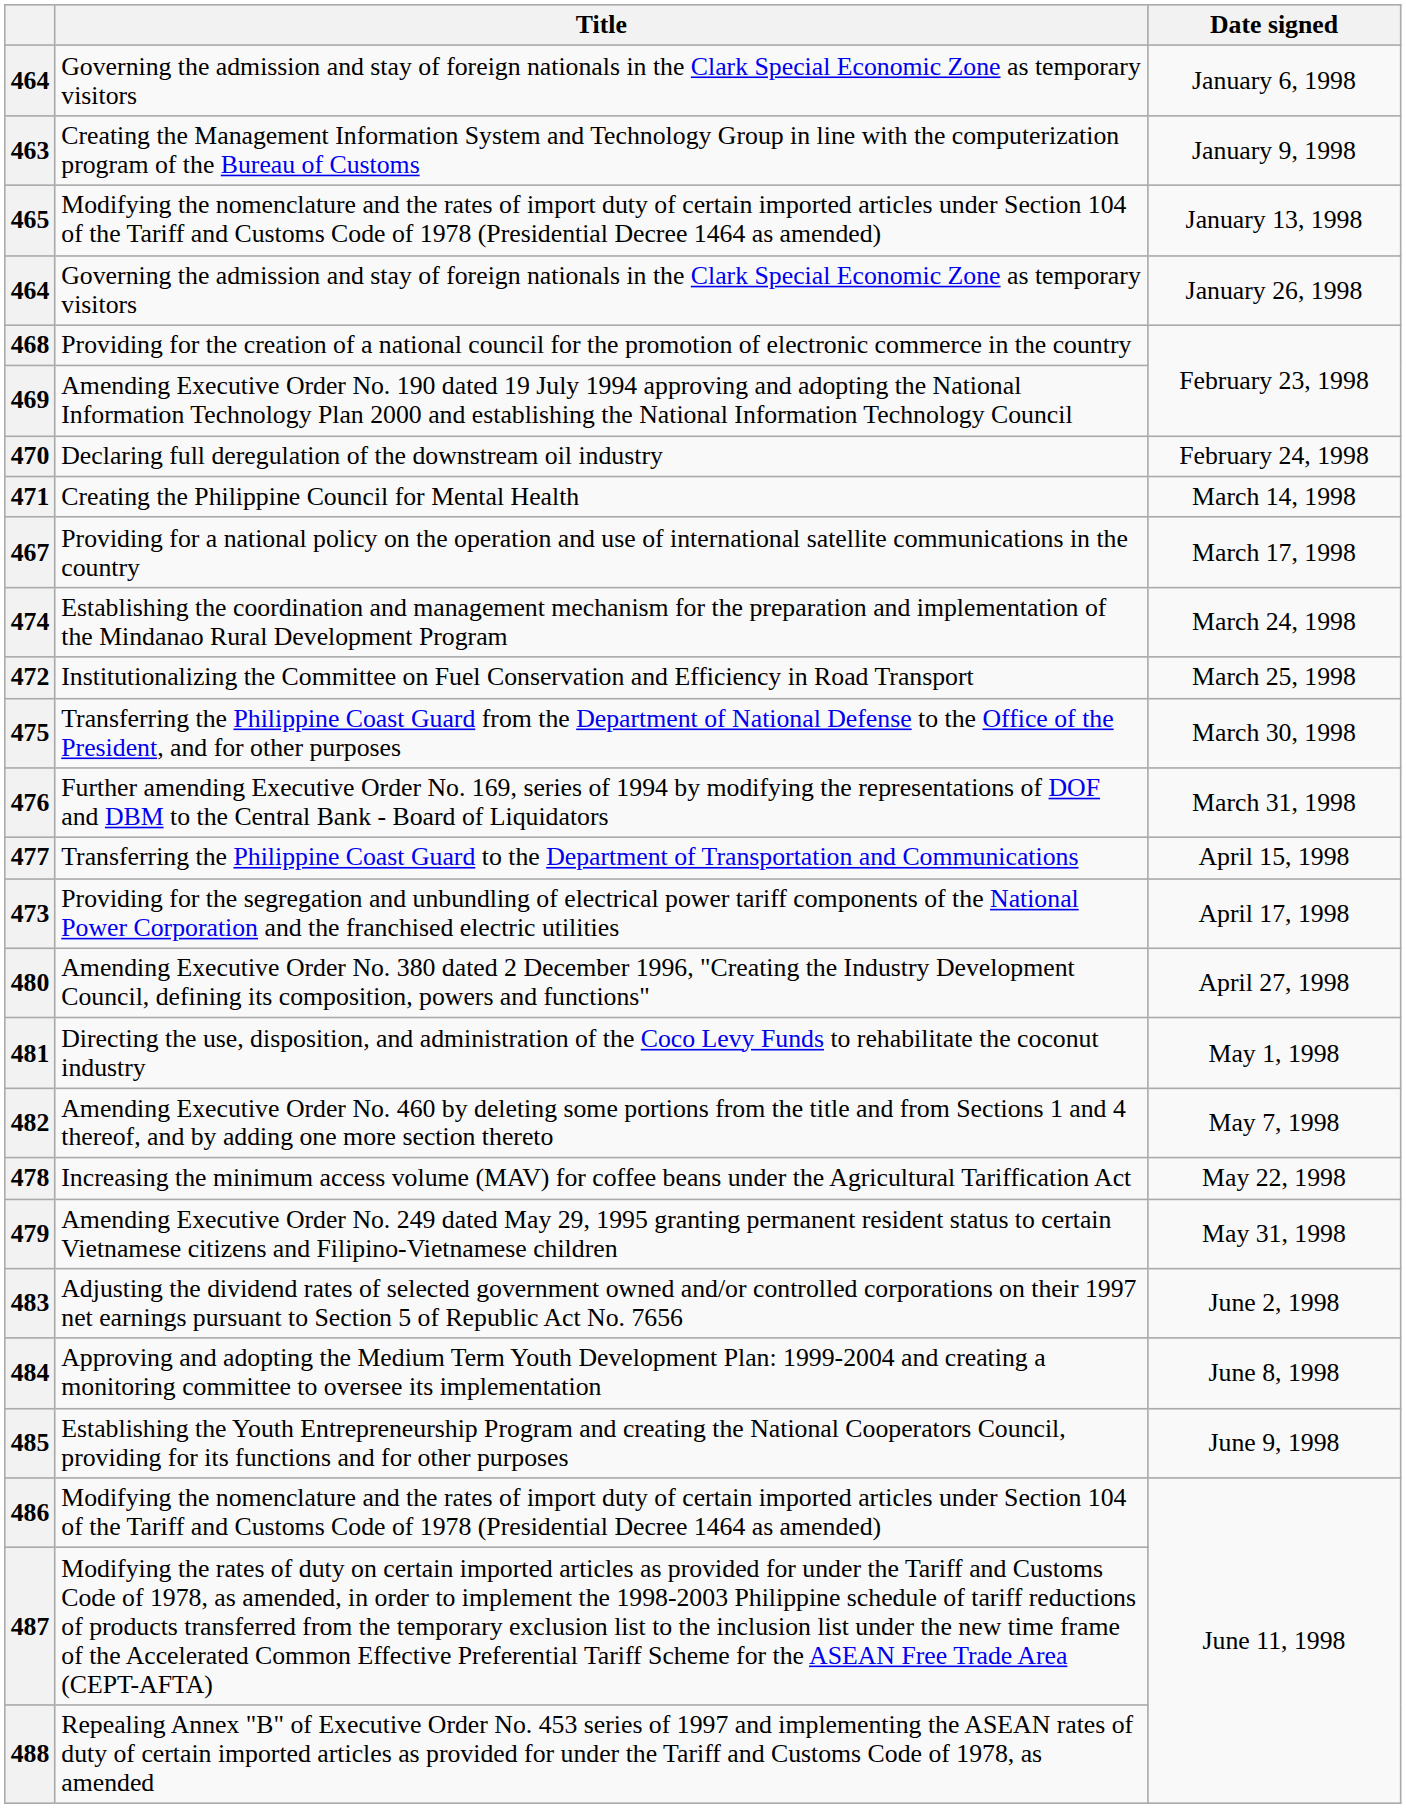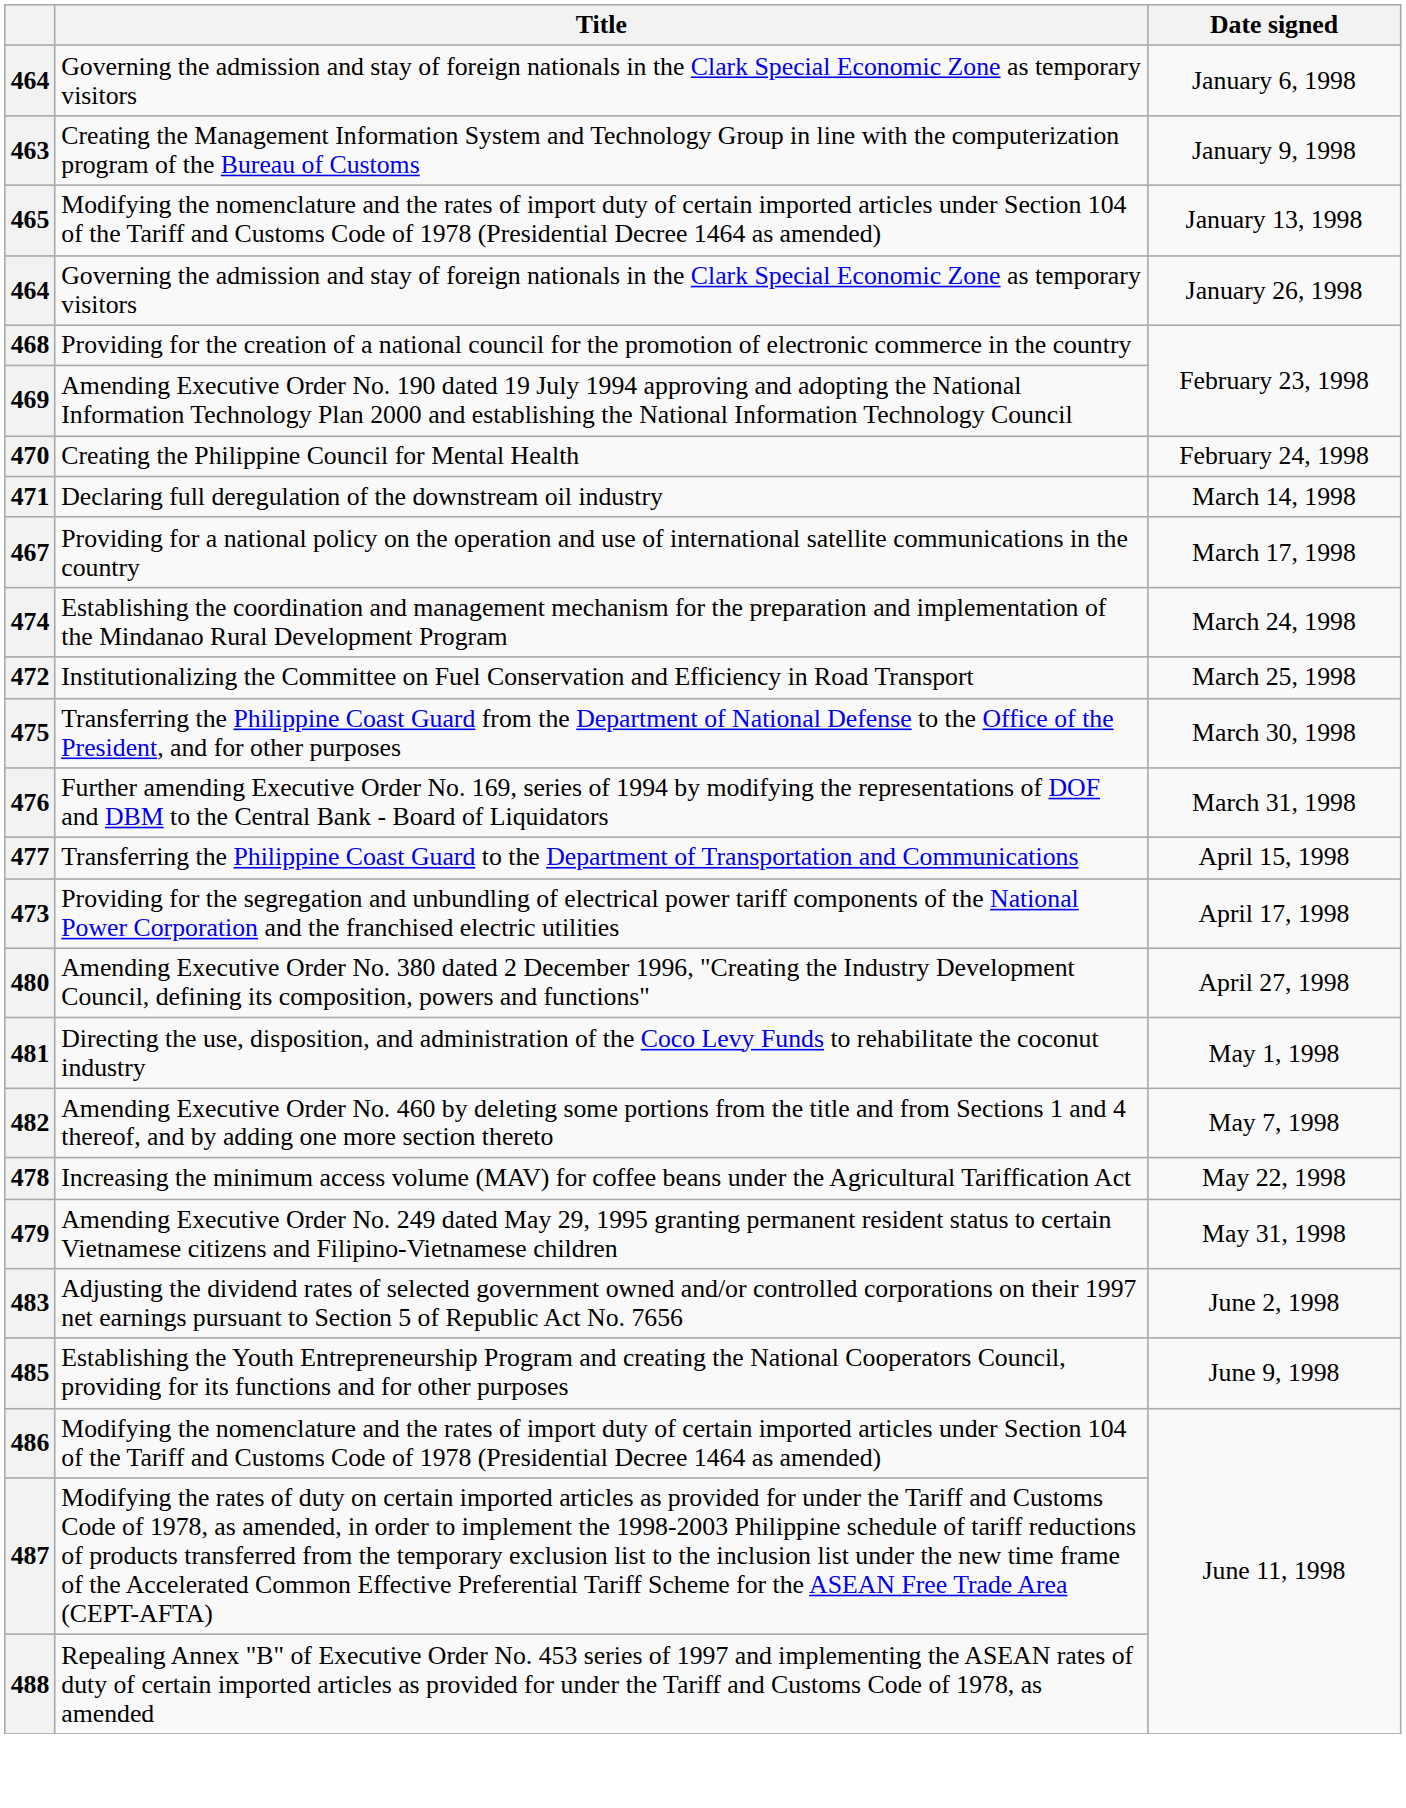(362, 455) Declaring full deregulation of the downstream oil industry -> (320, 455) Creating the Philippine Council for Mental Health
(320, 496) Creating the Philippine Council for Mental Health -> (362, 496) Declaring full deregulation of the downstream oil industry
- row: (30, 1372)
